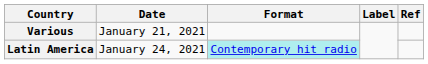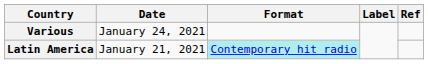(152, 31) January 21, 2021 -> (152, 31) January 24, 2021
(152, 49) January 24, 2021 -> (152, 49) January 21, 2021
